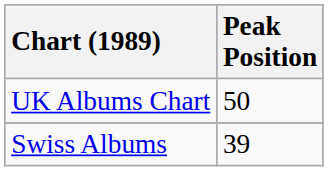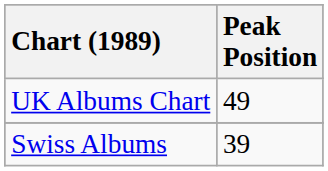(237, 100) 50 -> (237, 100) 49
